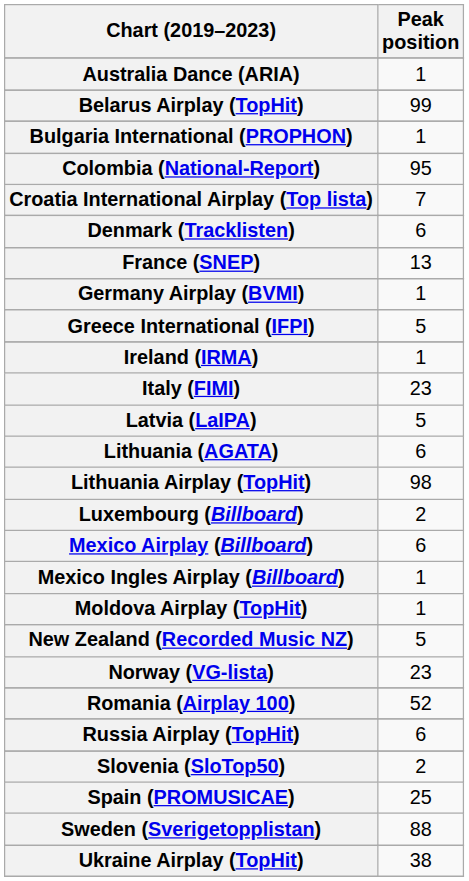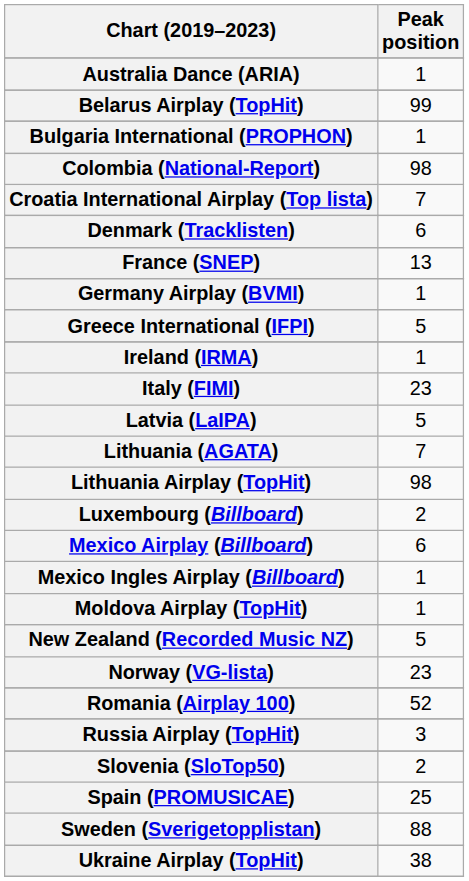(421, 168) 95 -> (421, 168) 98
(421, 451) 6 -> (421, 451) 7
(421, 734) 6 -> (421, 734) 3
